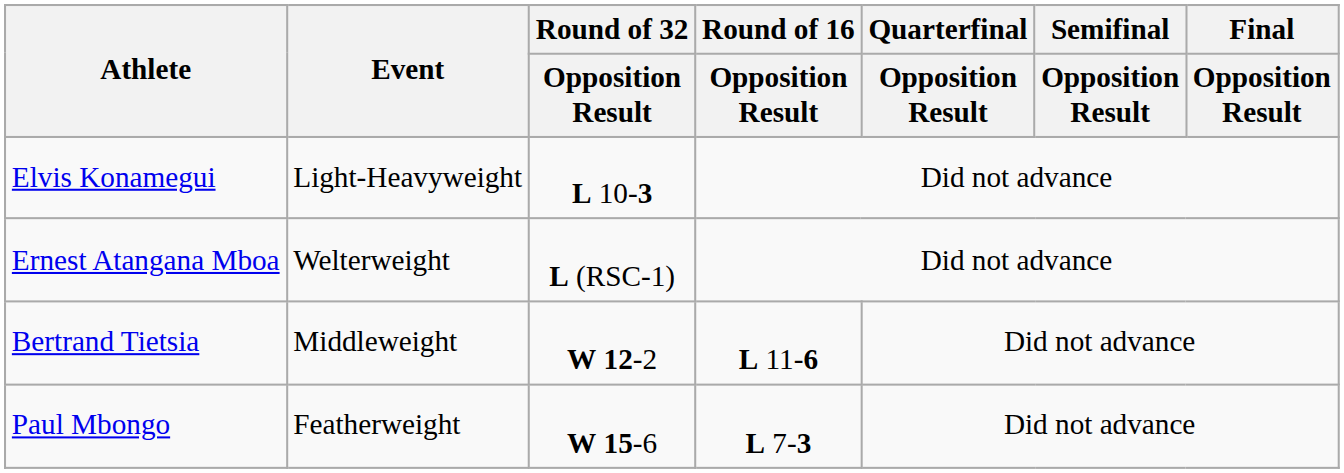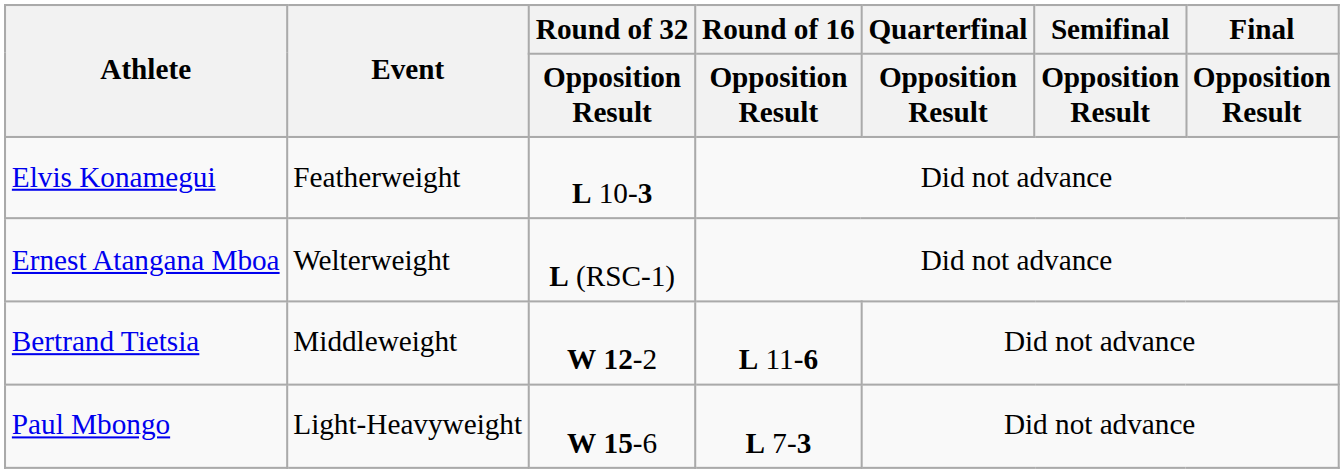(408, 177) Light-Heavyweight -> (377, 177) Featherweight
(377, 425) Featherweight -> (408, 425) Light-Heavyweight
